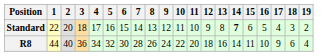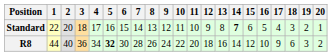+ column: (320, 11)
(110, 43) normal -> (110, 43) bold
(250, 43) 11 -> (250, 43) 12
(306, 43) 4 -> (306, 43) 3
